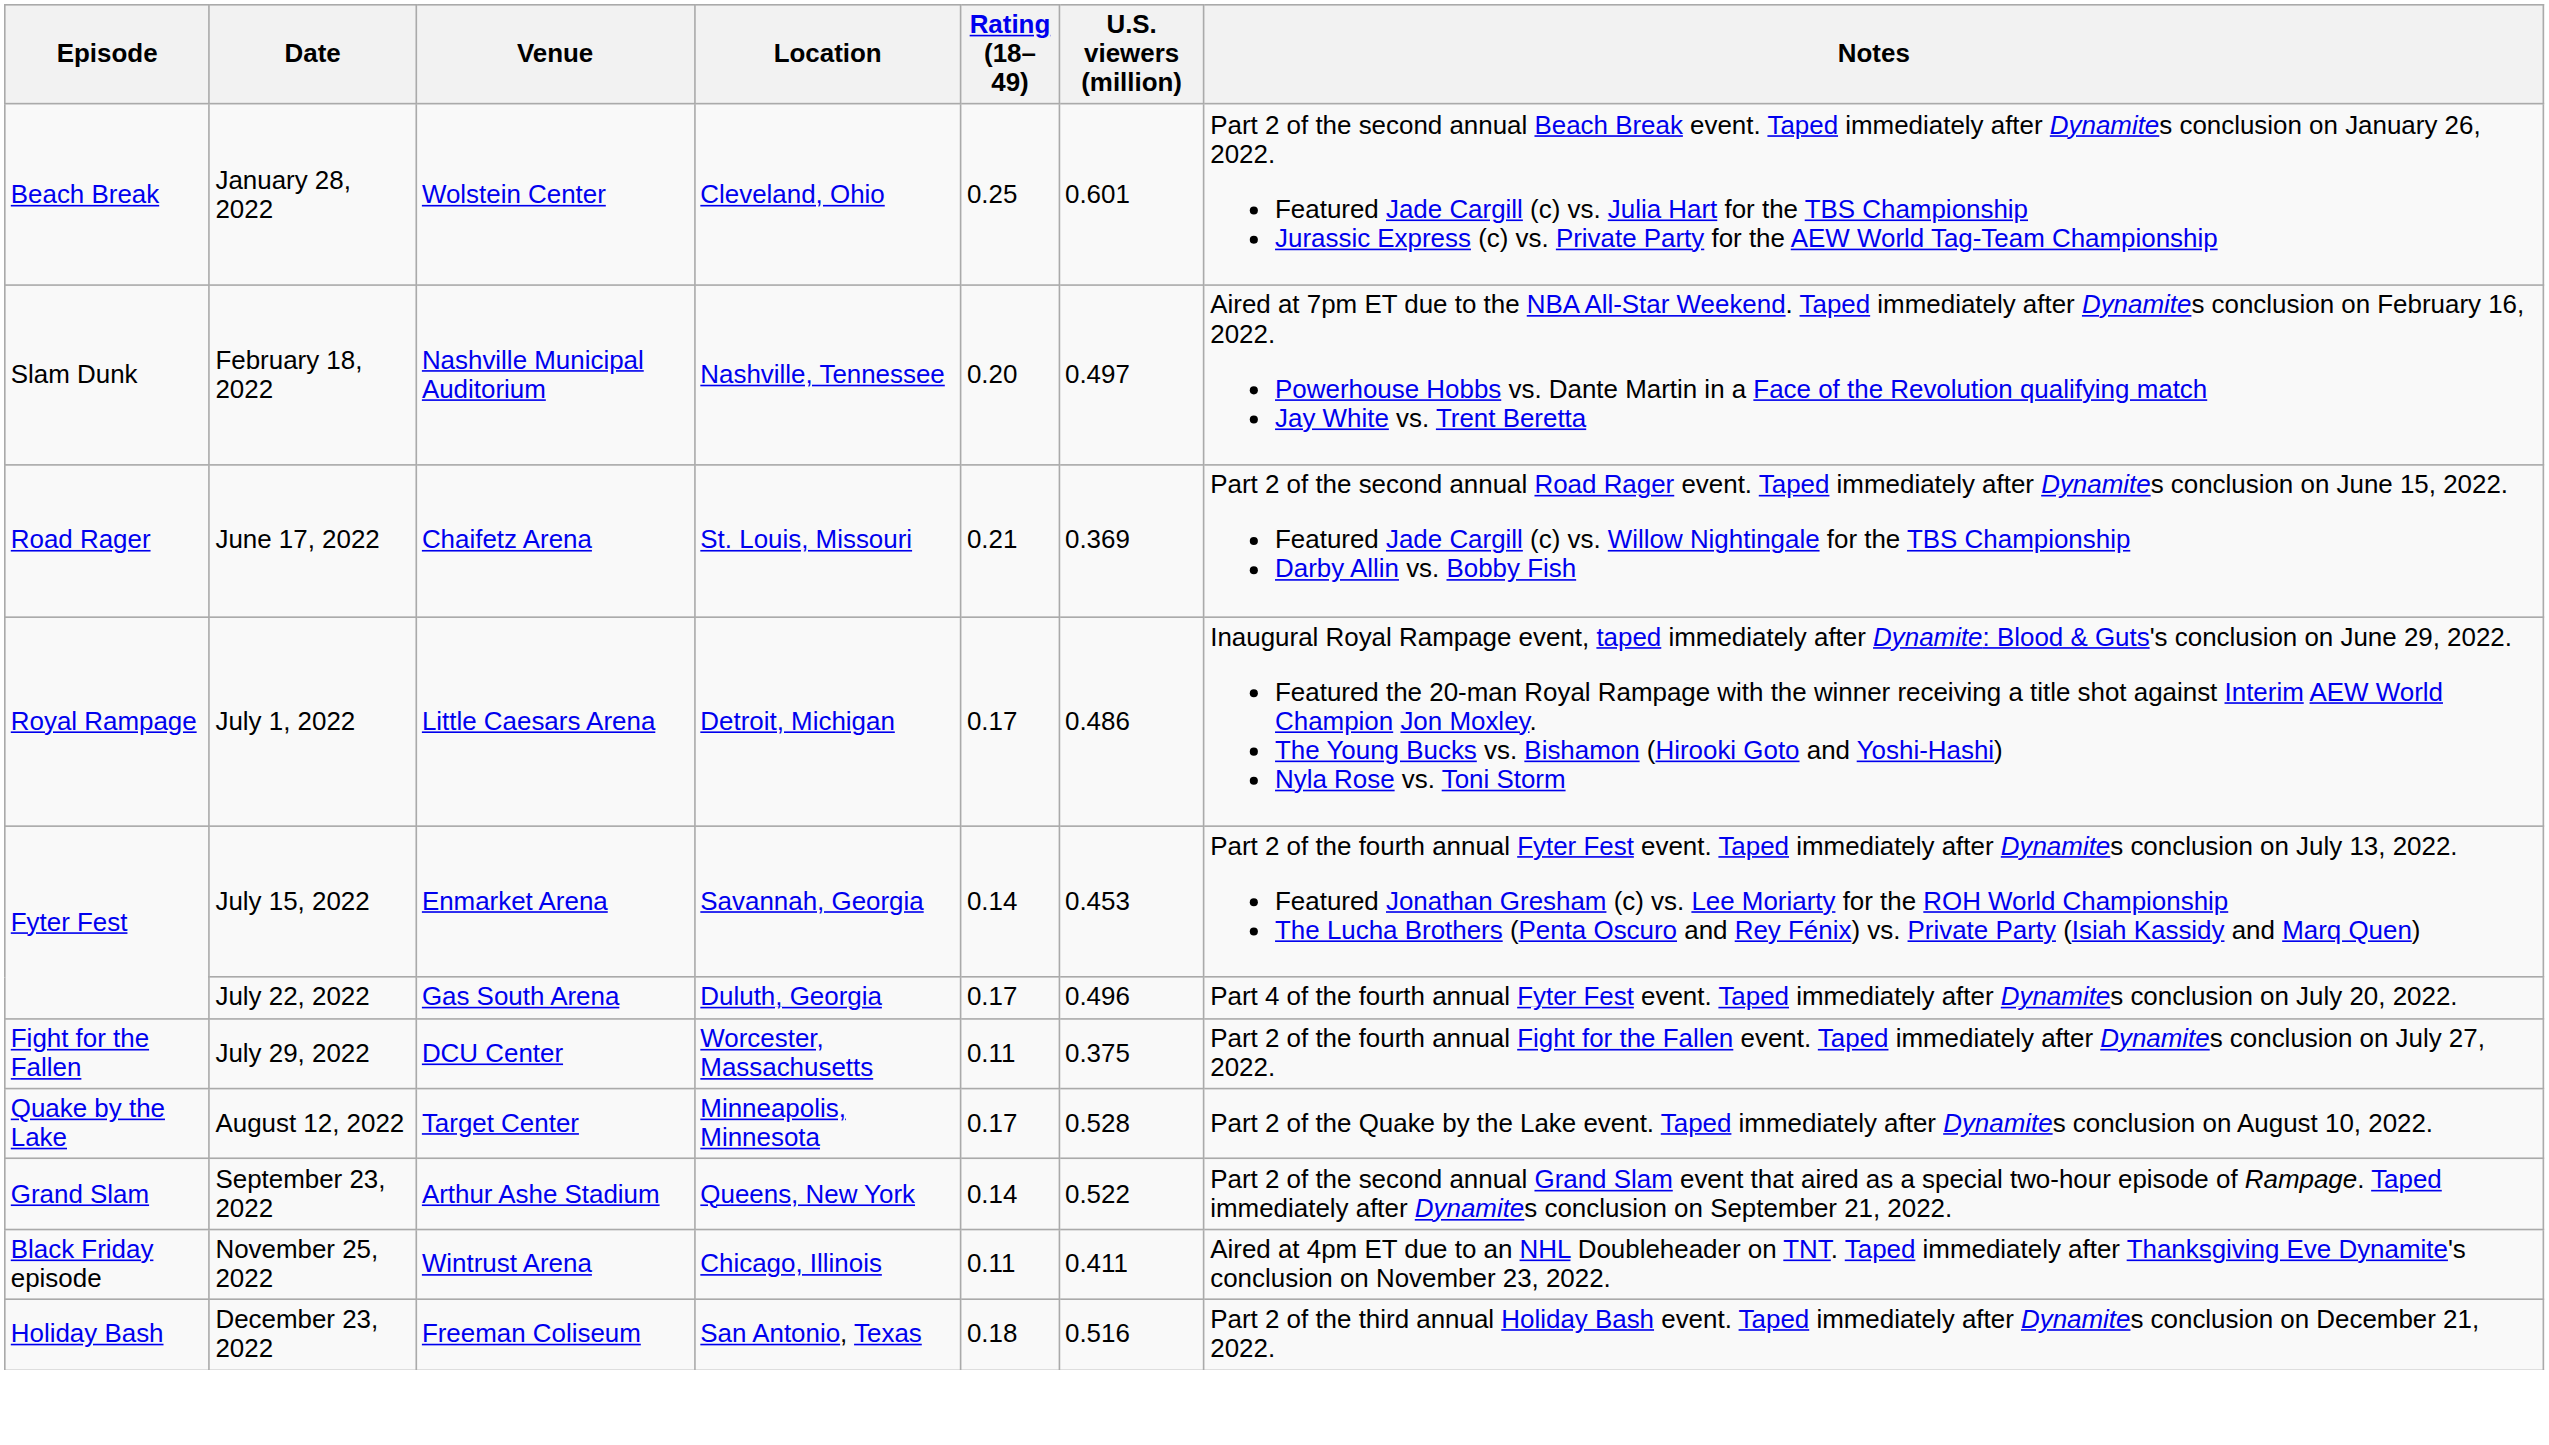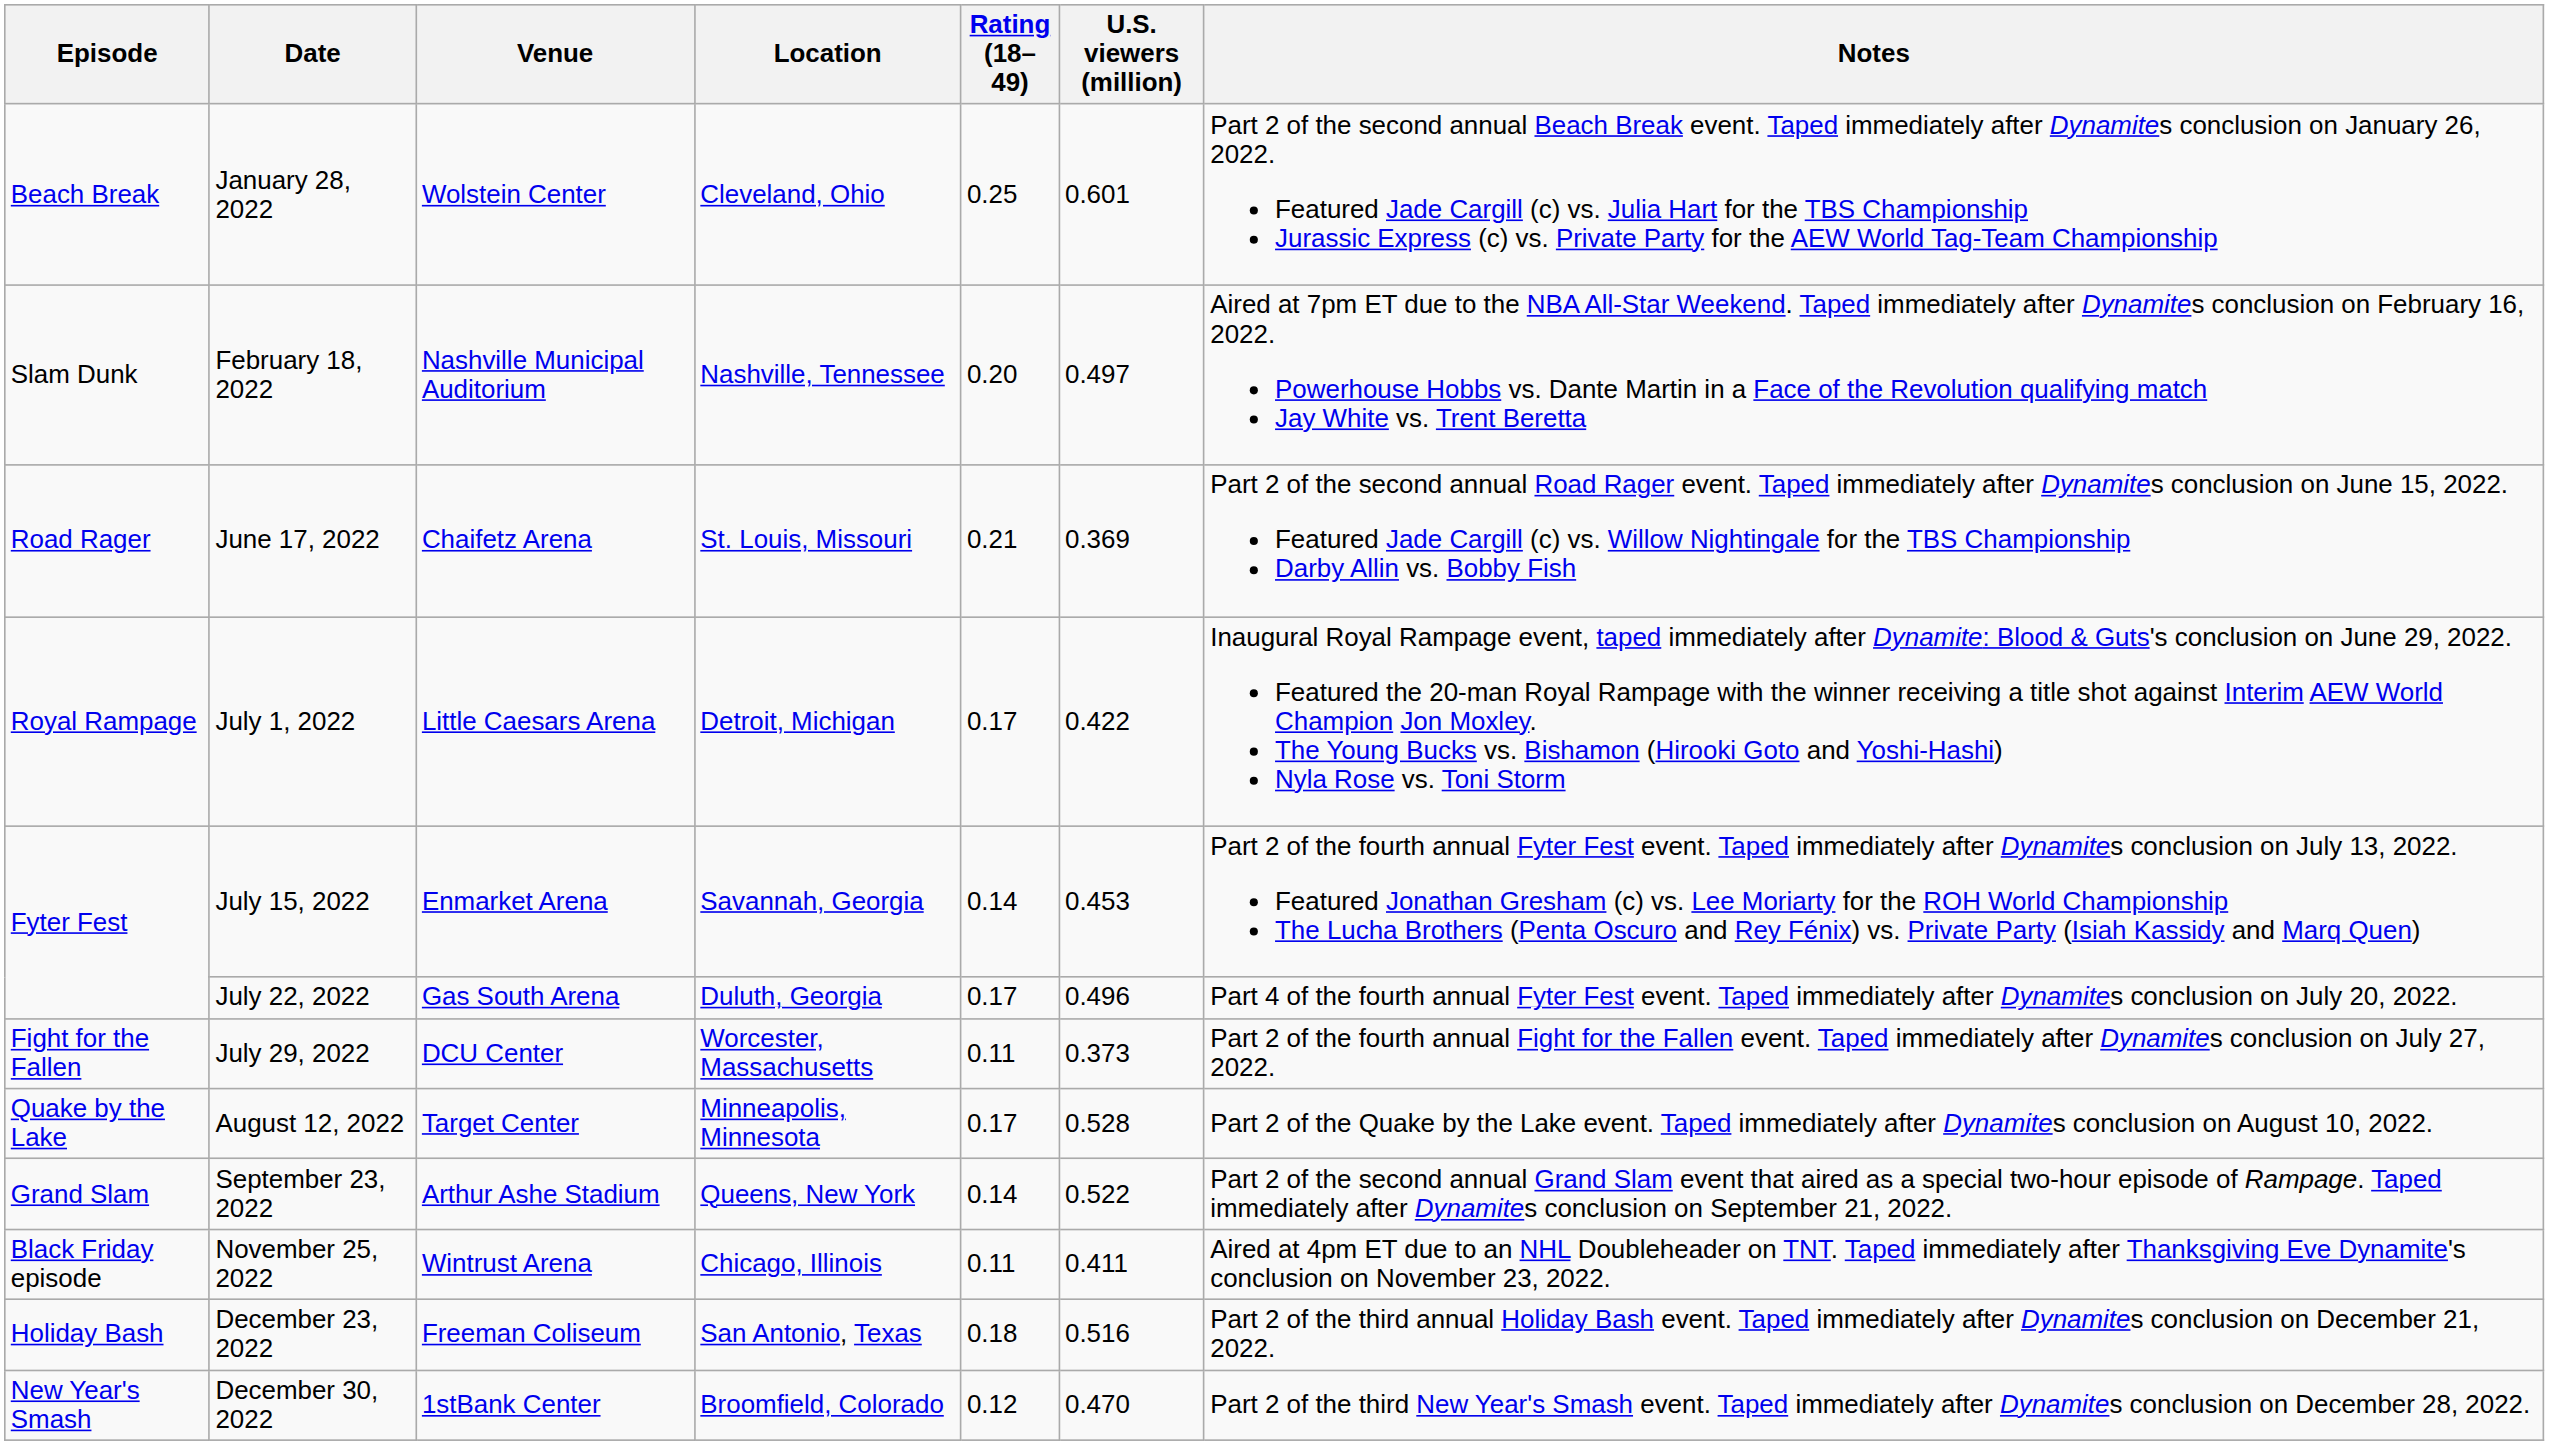(1097, 720) 0.486 -> (1097, 720) 0.422
(1097, 1053) 0.375 -> (1097, 1053) 0.373
+ row: (297, 1404)
